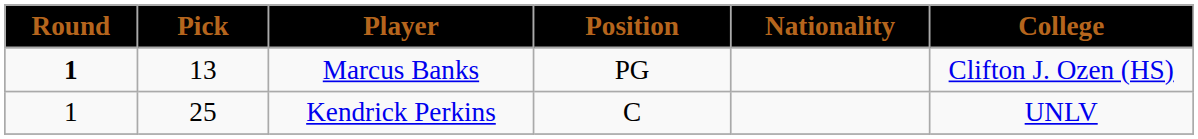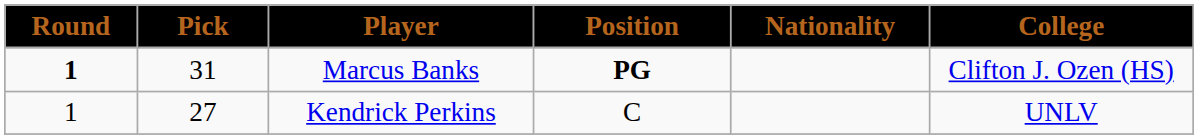(203, 69) 13 -> (203, 69) 31
(632, 69) normal -> (632, 69) bold
(203, 112) 25 -> (203, 112) 27
